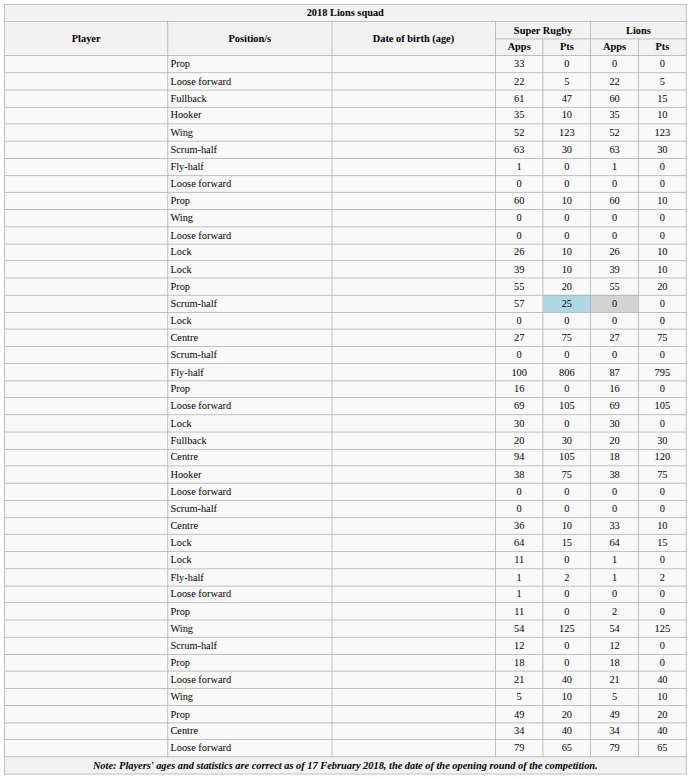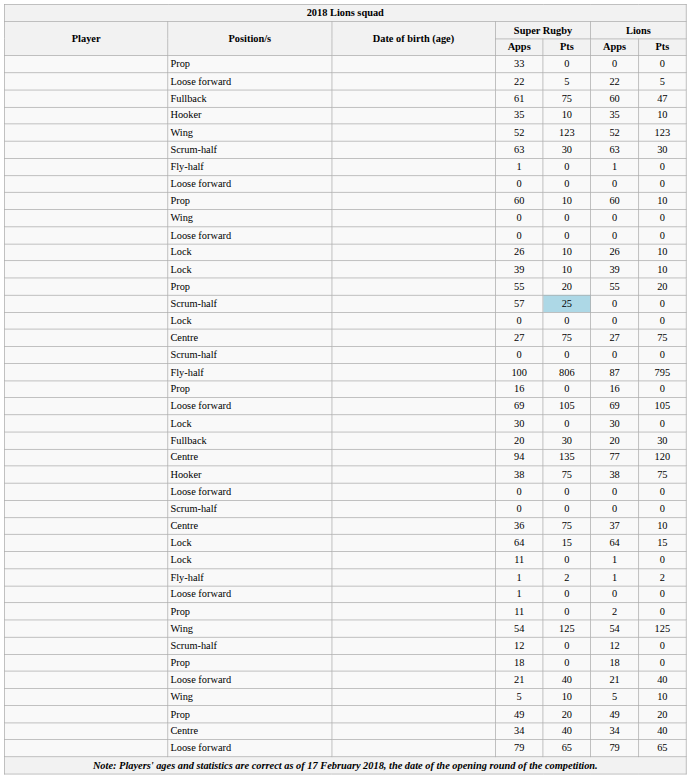(567, 98) 47 -> (567, 98) 75
(662, 98) 15 -> (662, 98) 47
(615, 304) lightgrey background -> (615, 304) no background
(567, 458) 105 -> (567, 458) 135
(615, 458) 18 -> (615, 458) 77
(567, 526) 10 -> (567, 526) 75
(615, 526) 33 -> (615, 526) 37
